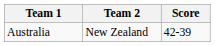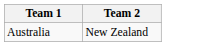- column: (186, 13)
